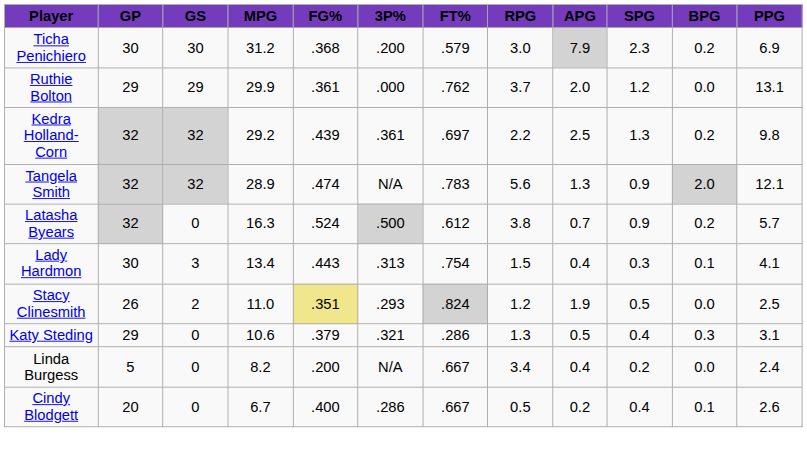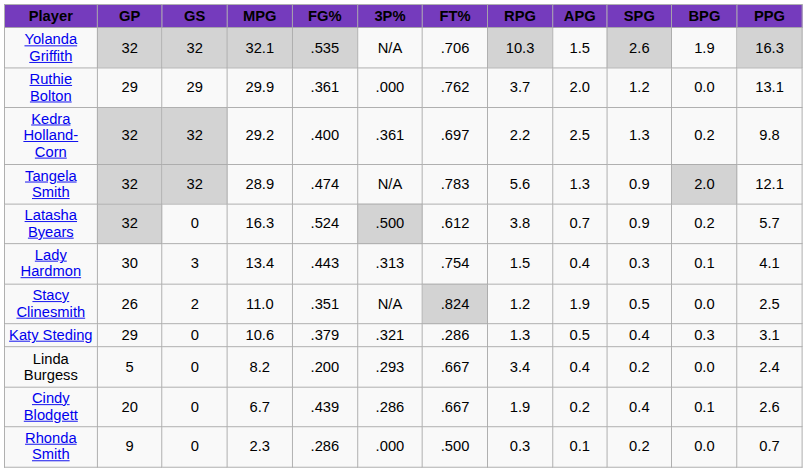+ row: (51, 47)
- row: (51, 47)
(325, 135) .439 -> (325, 135) .400
(325, 303) khaki background -> (325, 303) no background
(390, 303) .293 -> (390, 303) N/A
(390, 367) N/A -> (390, 367) .293
(325, 406) .400 -> (325, 406) .439
(520, 406) 0.5 -> (520, 406) 1.9
+ row: (51, 446)
